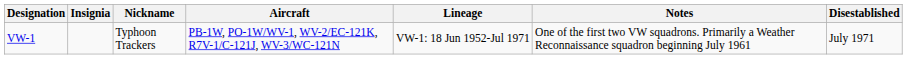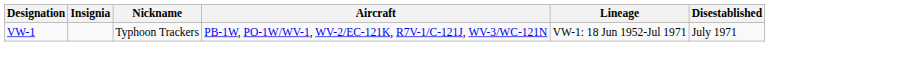- column: (679, 13)
